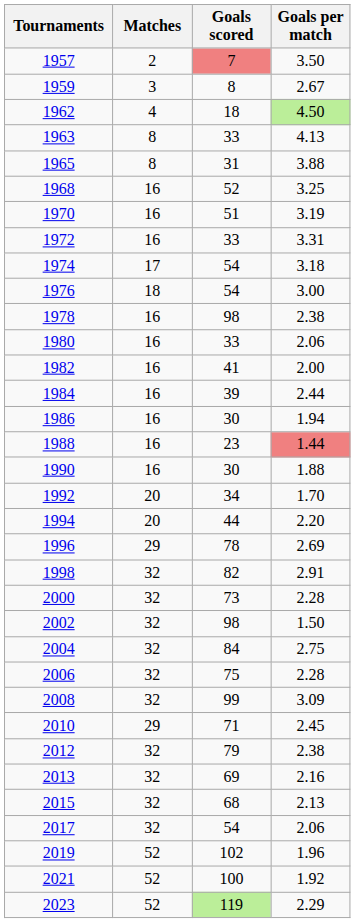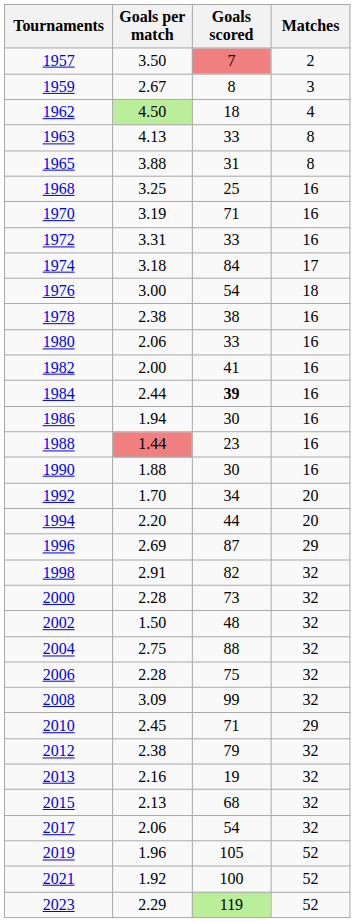columns swapped: (152, 26) <-> (311, 26)
(231, 188) 52 -> (231, 188) 25
(231, 214) 51 -> (231, 214) 71
(231, 265) 54 -> (231, 265) 84
(231, 316) 98 -> (231, 316) 38
(231, 393) normal -> (231, 393) bold
(231, 546) 78 -> (231, 546) 87
(231, 623) 98 -> (231, 623) 48
(231, 648) 84 -> (231, 648) 88
(231, 776) 69 -> (231, 776) 19
(231, 853) 102 -> (231, 853) 105
